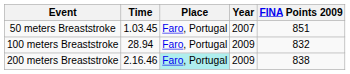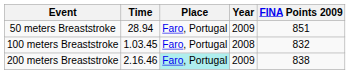(140, 28) 1.03.45 -> (140, 28) 28.94
(243, 28) 2007 -> (243, 28) 2009
(140, 45) 28.94 -> (140, 45) 1.03.45
(243, 45) 2009 -> (243, 45) 2008
